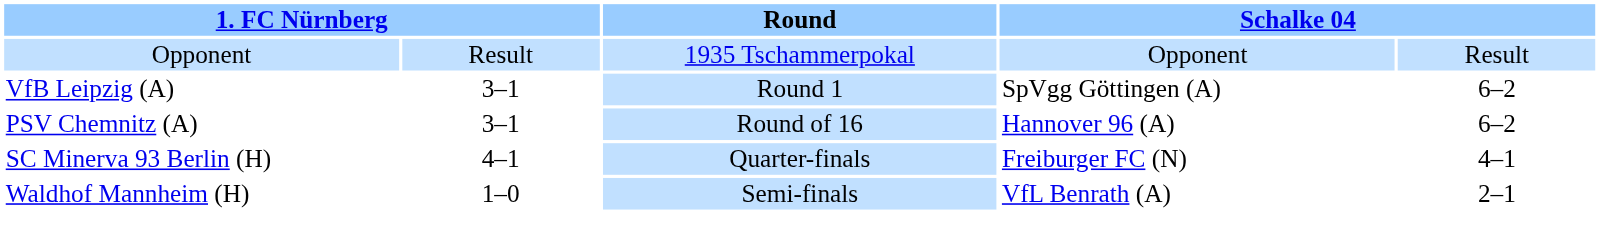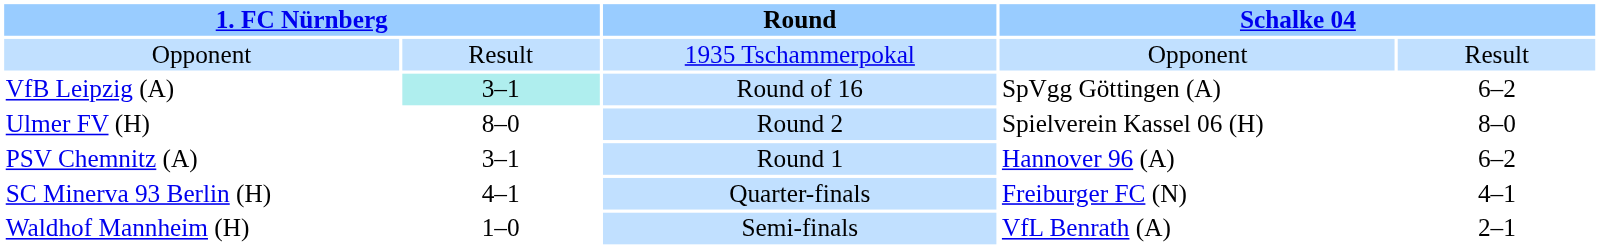(501, 89) no background -> (501, 89) paleturquoise background
(800, 89) Round 1 -> (800, 89) Round of 16
+ row: (78, 123)
(800, 123) Round of 16 -> (800, 158) Round 1
